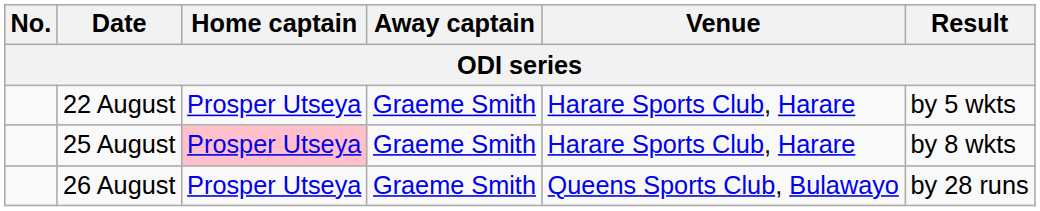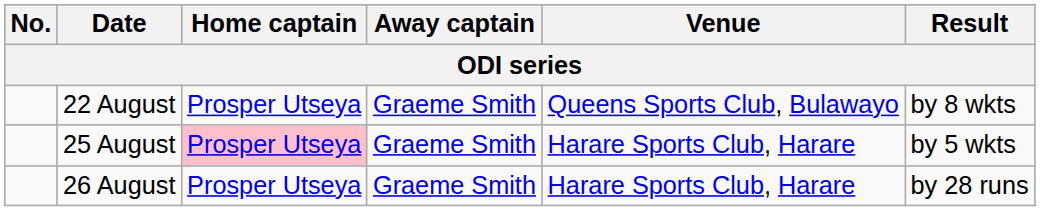(701, 104) Harare Sports Club, Harare -> (723, 104) Queens Sports Club, Bulawayo
(963, 104) by 5 wkts -> (963, 104) by 8 wkts
(963, 144) by 8 wkts -> (963, 144) by 5 wkts
(723, 184) Queens Sports Club, Bulawayo -> (701, 184) Harare Sports Club, Harare
